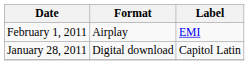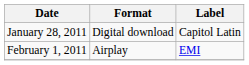rows swapped: (47, 50) <-> (47, 32)
